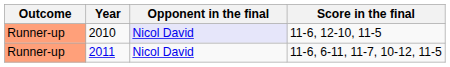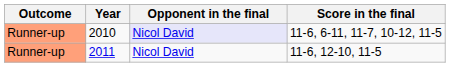(336, 33) 11-6, 12-10, 11-5 -> (366, 33) 11-6, 6-11, 11-7, 10-12, 11-5
(366, 52) 11-6, 6-11, 11-7, 10-12, 11-5 -> (336, 52) 11-6, 12-10, 11-5
